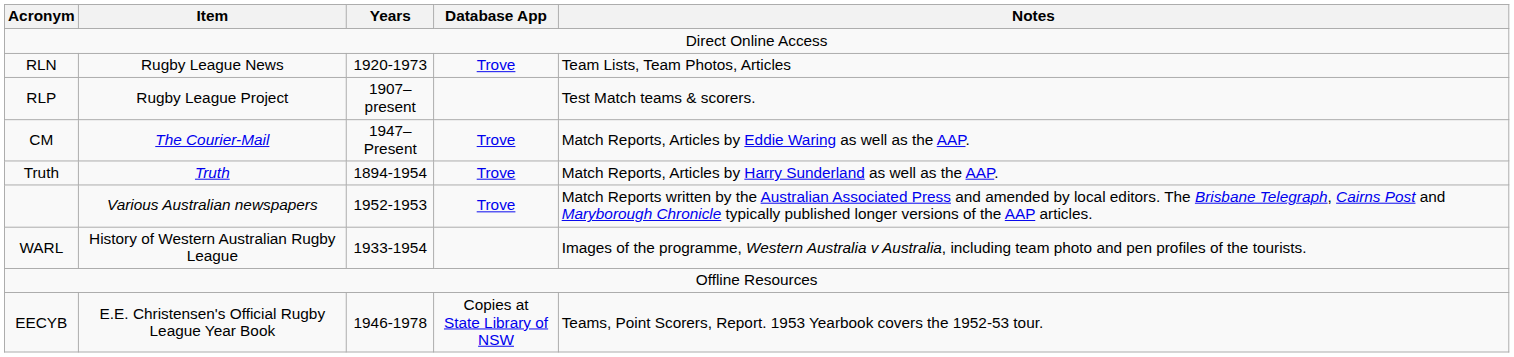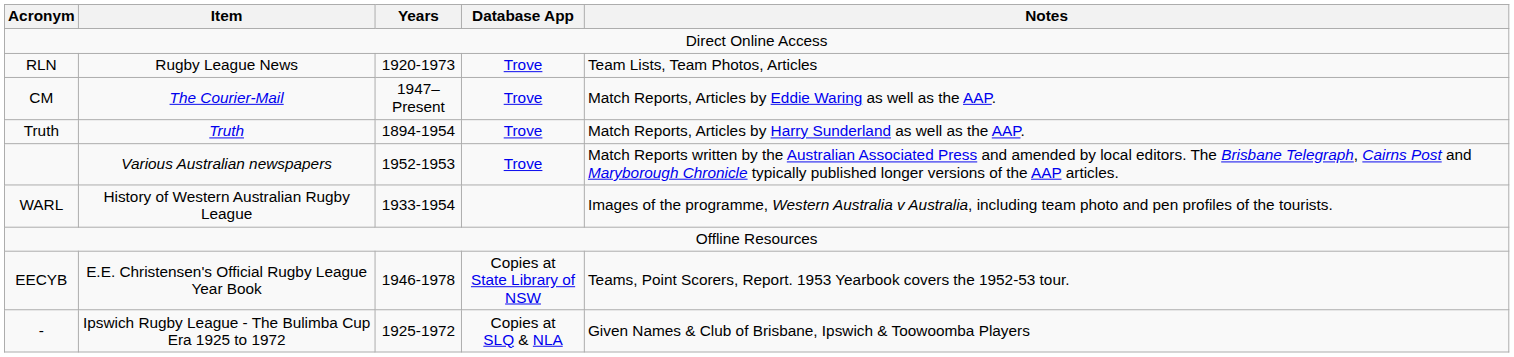- row: (41, 98)
+ row: (41, 330)
